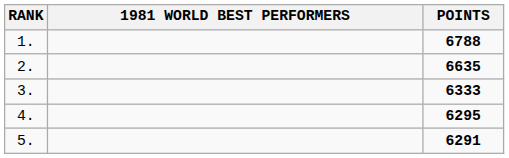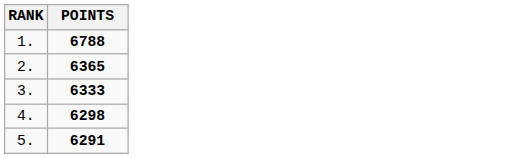- column: (235, 17)
(463, 66) 6635 -> (88, 66) 6365
(463, 116) 6295 -> (88, 116) 6298
